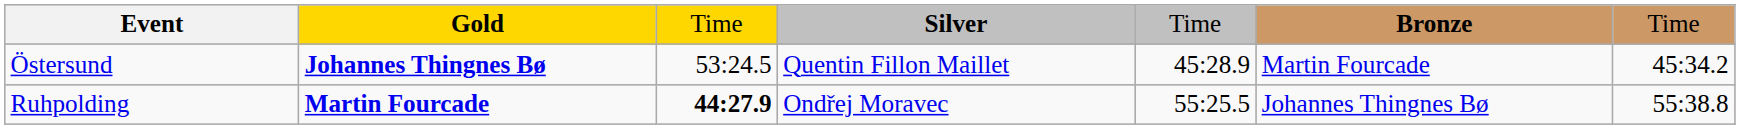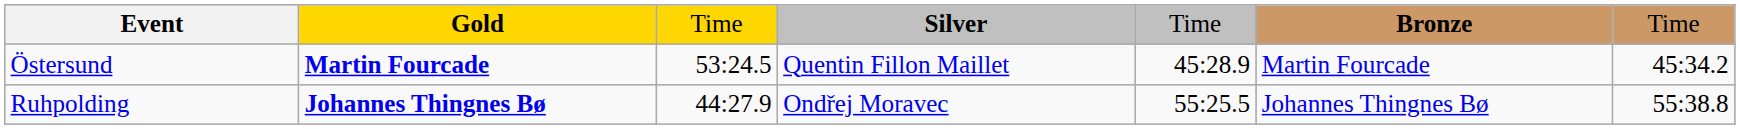(425, 64) Johannes Thingnes Bø -> (397, 64) Martin Fourcade
(397, 104) Martin Fourcade -> (425, 104) Johannes Thingnes Bø
(733, 104) bold -> (734, 104) normal
